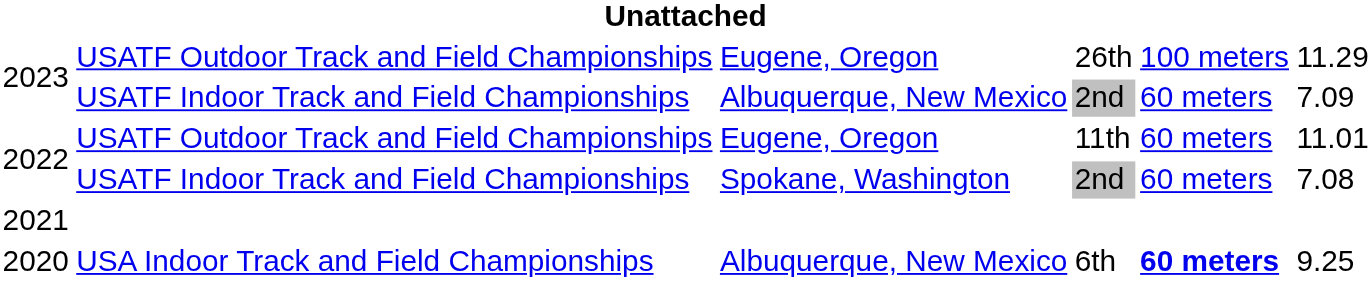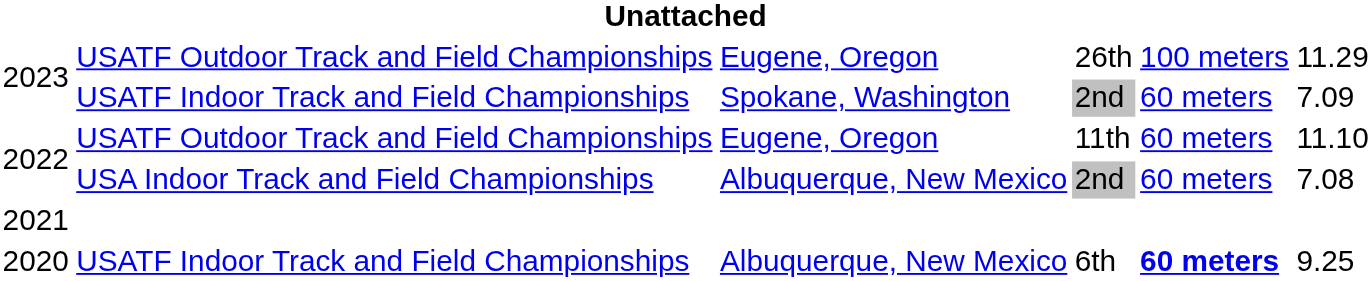(894, 97) Albuquerque, New Mexico -> (865, 97) Spokane, Washington
(1333, 138) 11.01 -> (1333, 138) 11.10
(383, 179) USATF Indoor Track and Field Championships -> (365, 179) USA Indoor Track and Field Championships
(865, 179) Spokane, Washington -> (894, 179) Albuquerque, New Mexico
(365, 261) USA Indoor Track and Field Championships -> (383, 261) USATF Indoor Track and Field Championships
